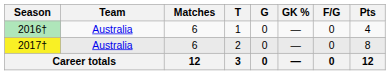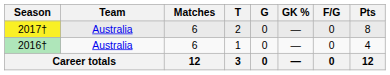rows swapped: (33, 29) <-> (33, 46)
